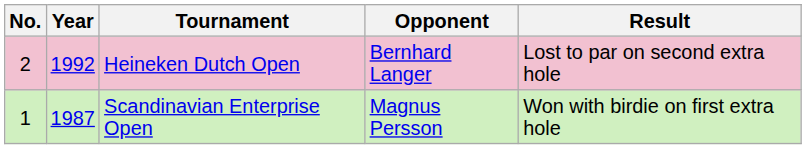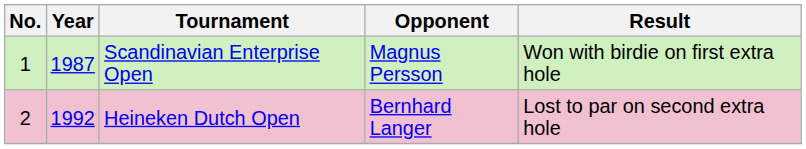rows swapped: (212, 117) <-> (202, 63)
